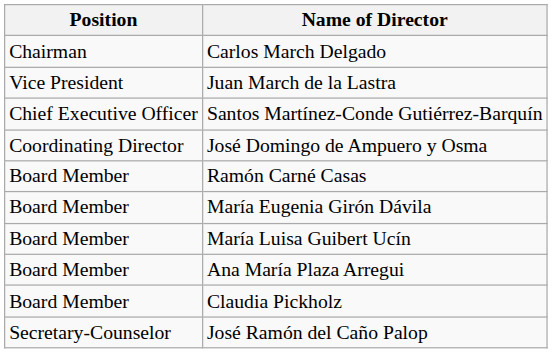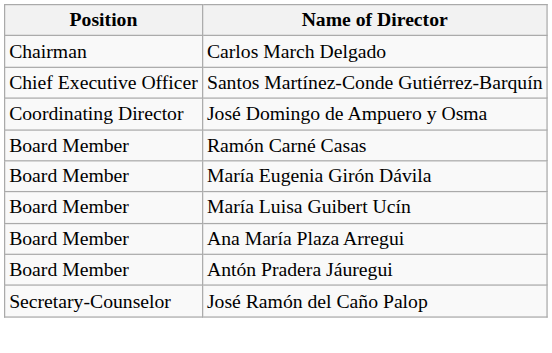- row: (301, 82)
- row: (274, 301)
+ row: (300, 269)
